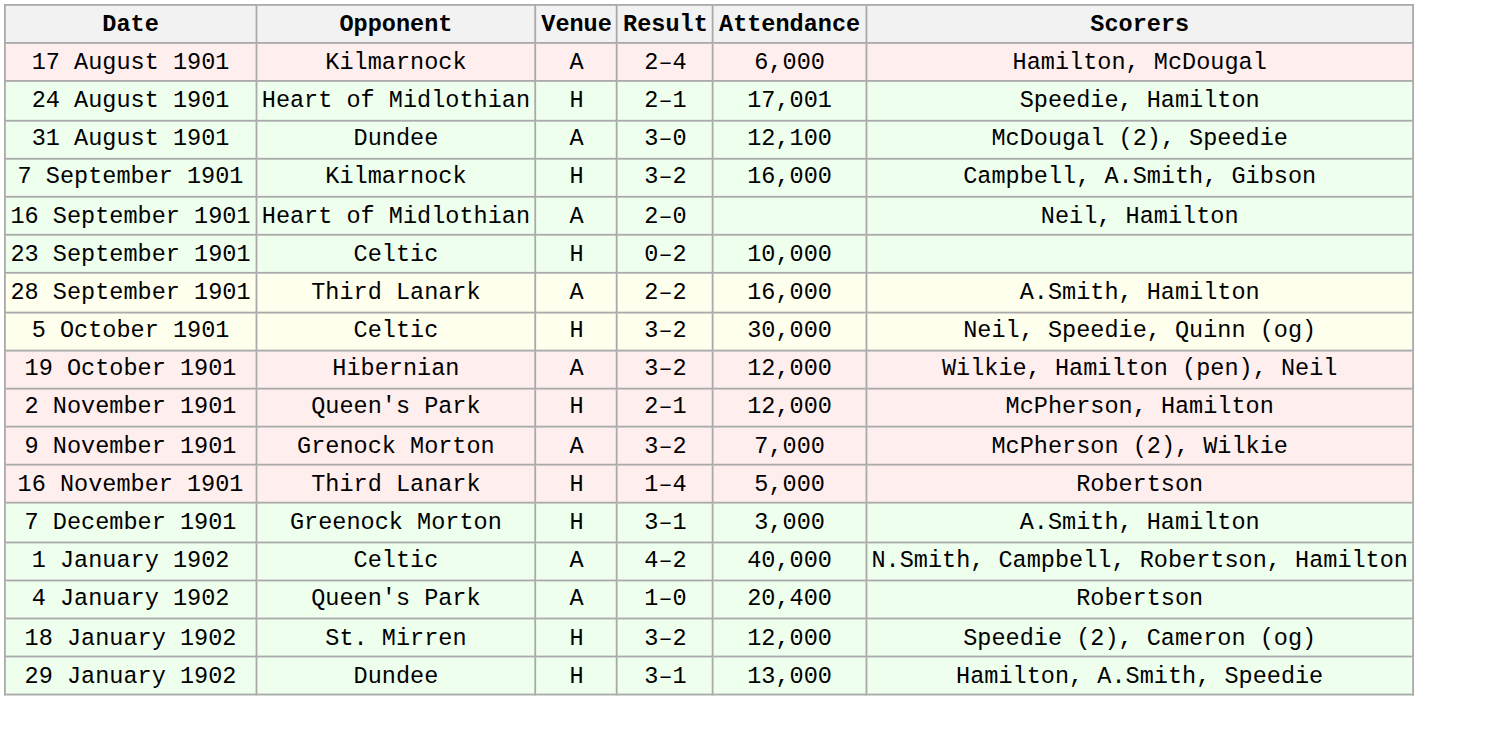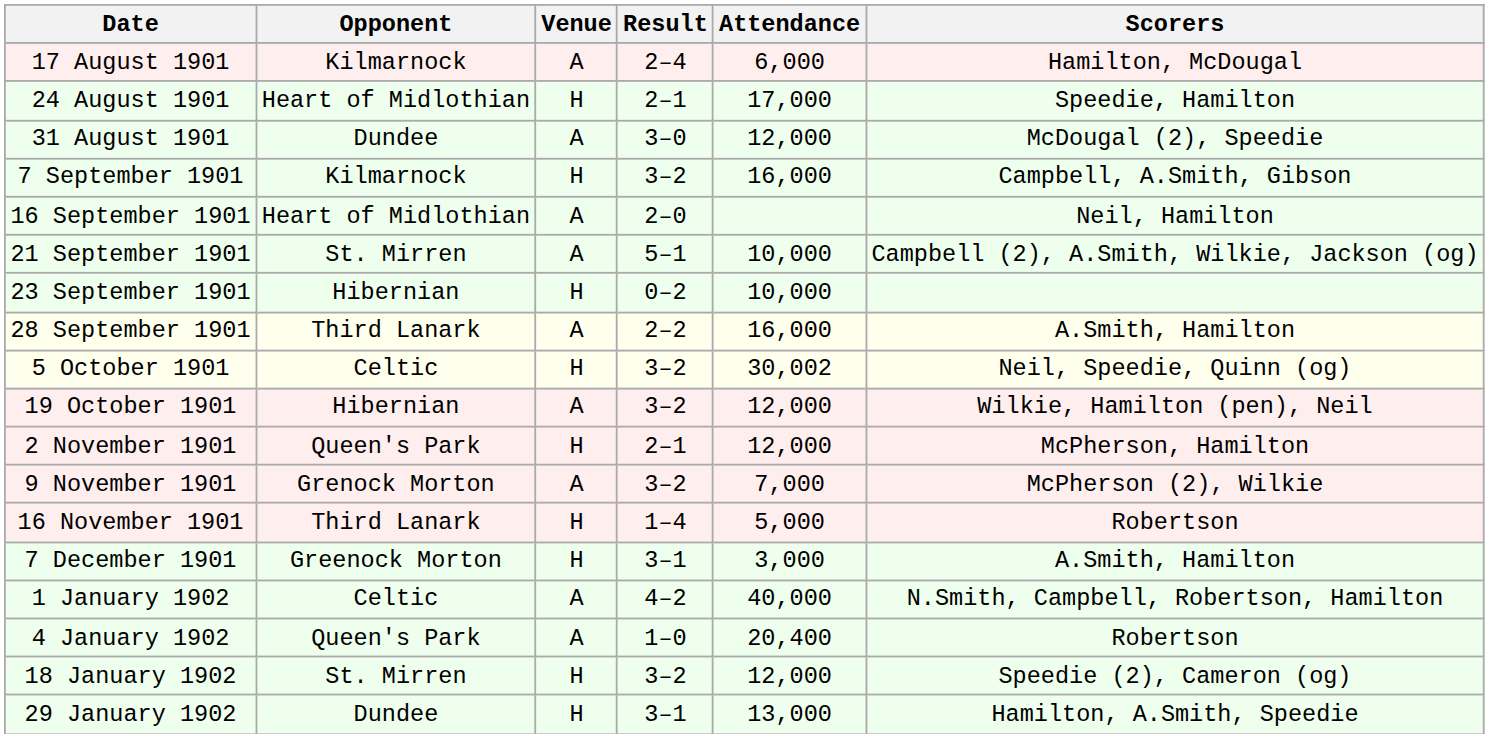(790, 101) 17,001 -> (790, 101) 17,000
(790, 139) 12,100 -> (790, 139) 12,000
+ row: (131, 254)
(396, 254) Celtic -> (396, 293) Hibernian
(790, 331) 30,000 -> (790, 369) 30,002
